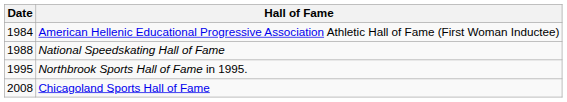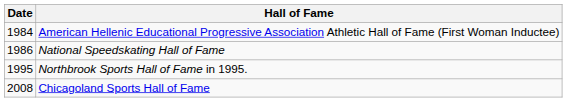(20, 50) 1988 -> (20, 50) 1986
